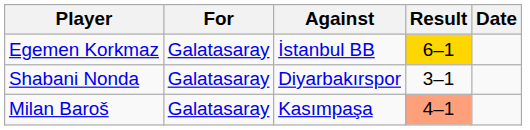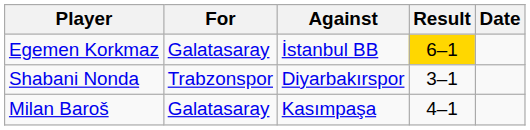(219, 79) Galatasaray -> (220, 79) Trabzonspor
(439, 109) lightsalmon background -> (442, 109) no background
